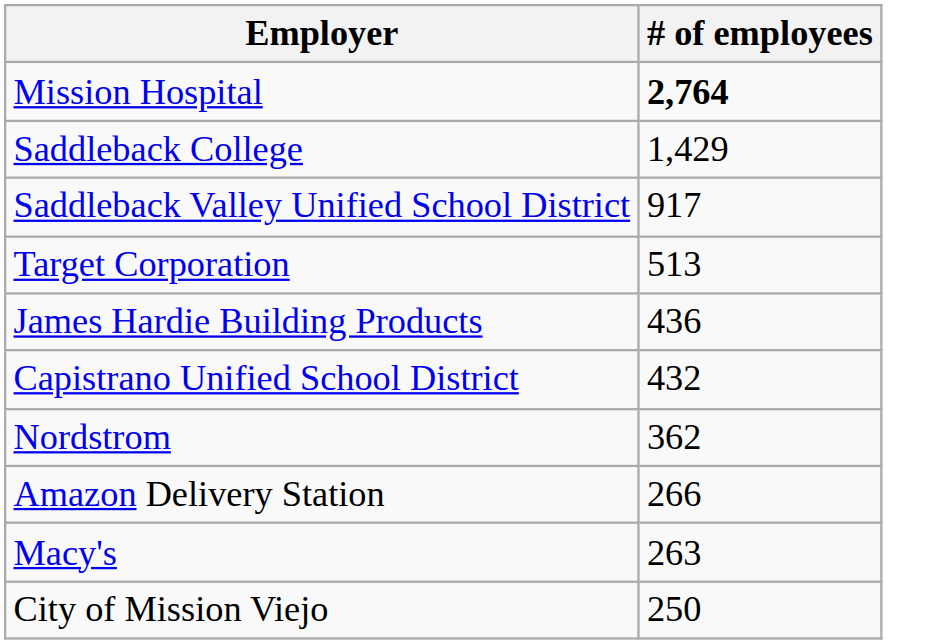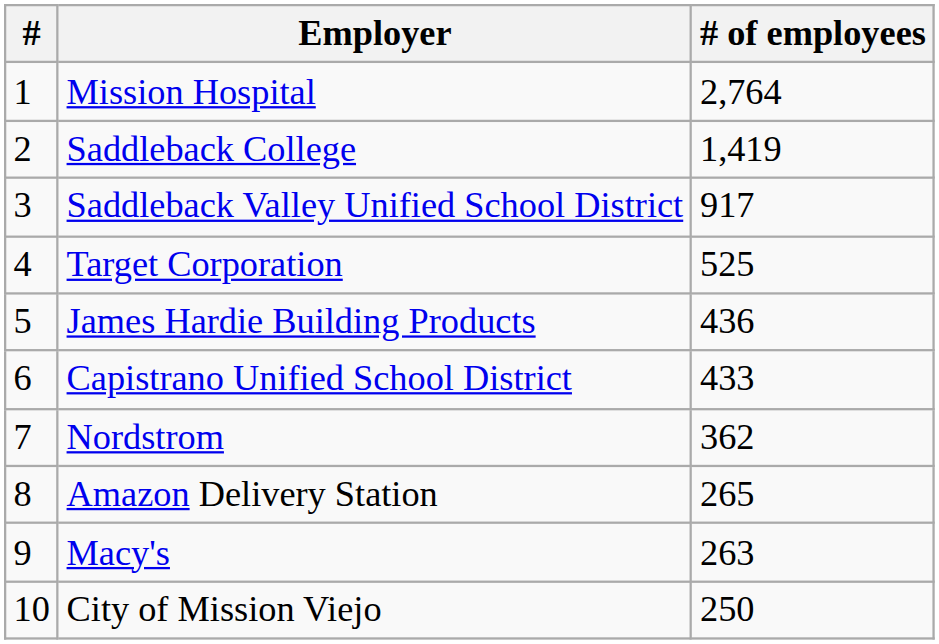+ column: (32, 33)
(688, 90) bold -> (741, 90) normal
(688, 148) 1,429 -> (741, 148) 1,419
(674, 263) 513 -> (727, 263) 525
(674, 378) 432 -> (727, 378) 433
(674, 494) 266 -> (727, 494) 265
